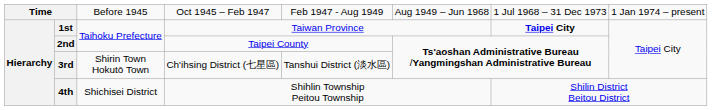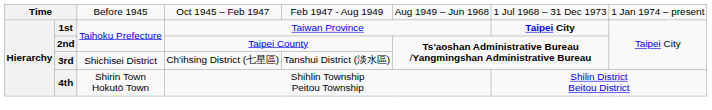(121, 65) Shirin Town Hokutō Town -> (121, 60) Shichisei District
(121, 92) Shichisei District -> (121, 82) Shirin Town Hokutō Town
